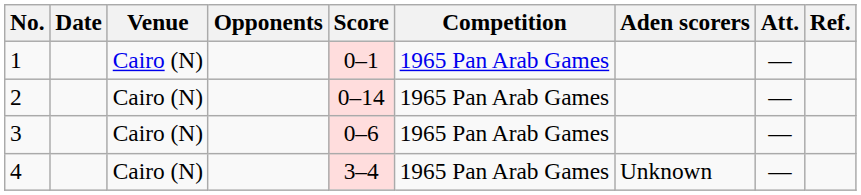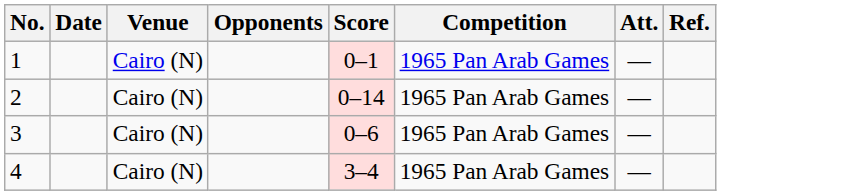- column: (685, 23)
